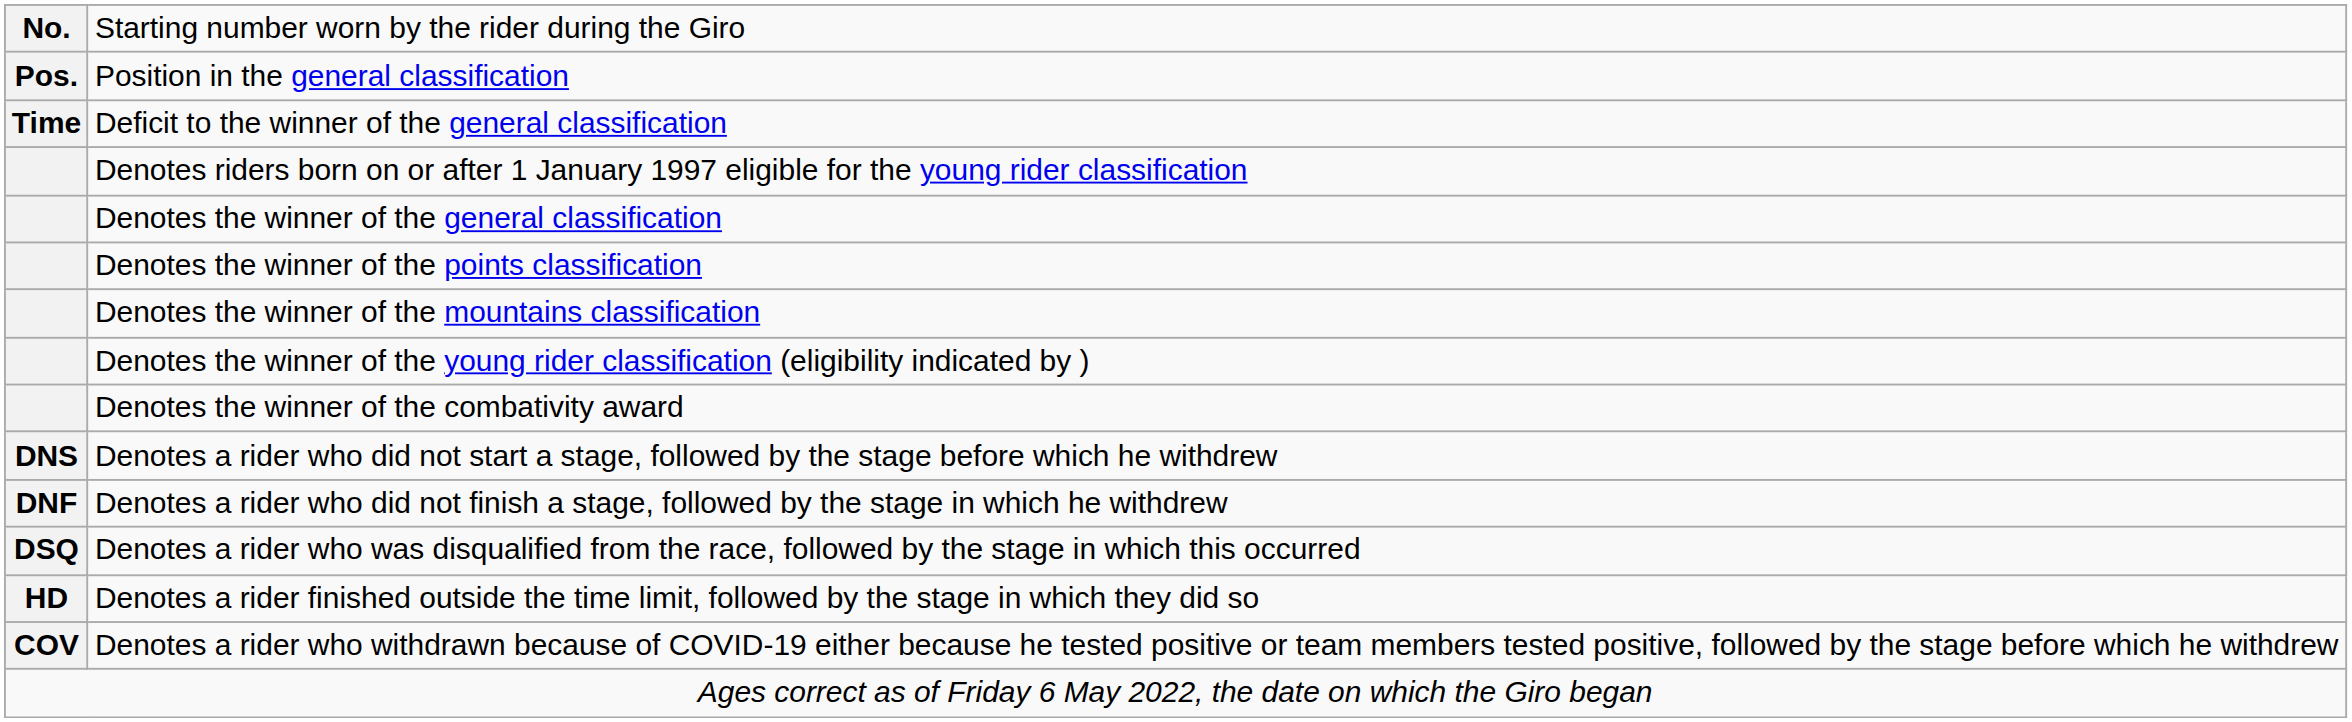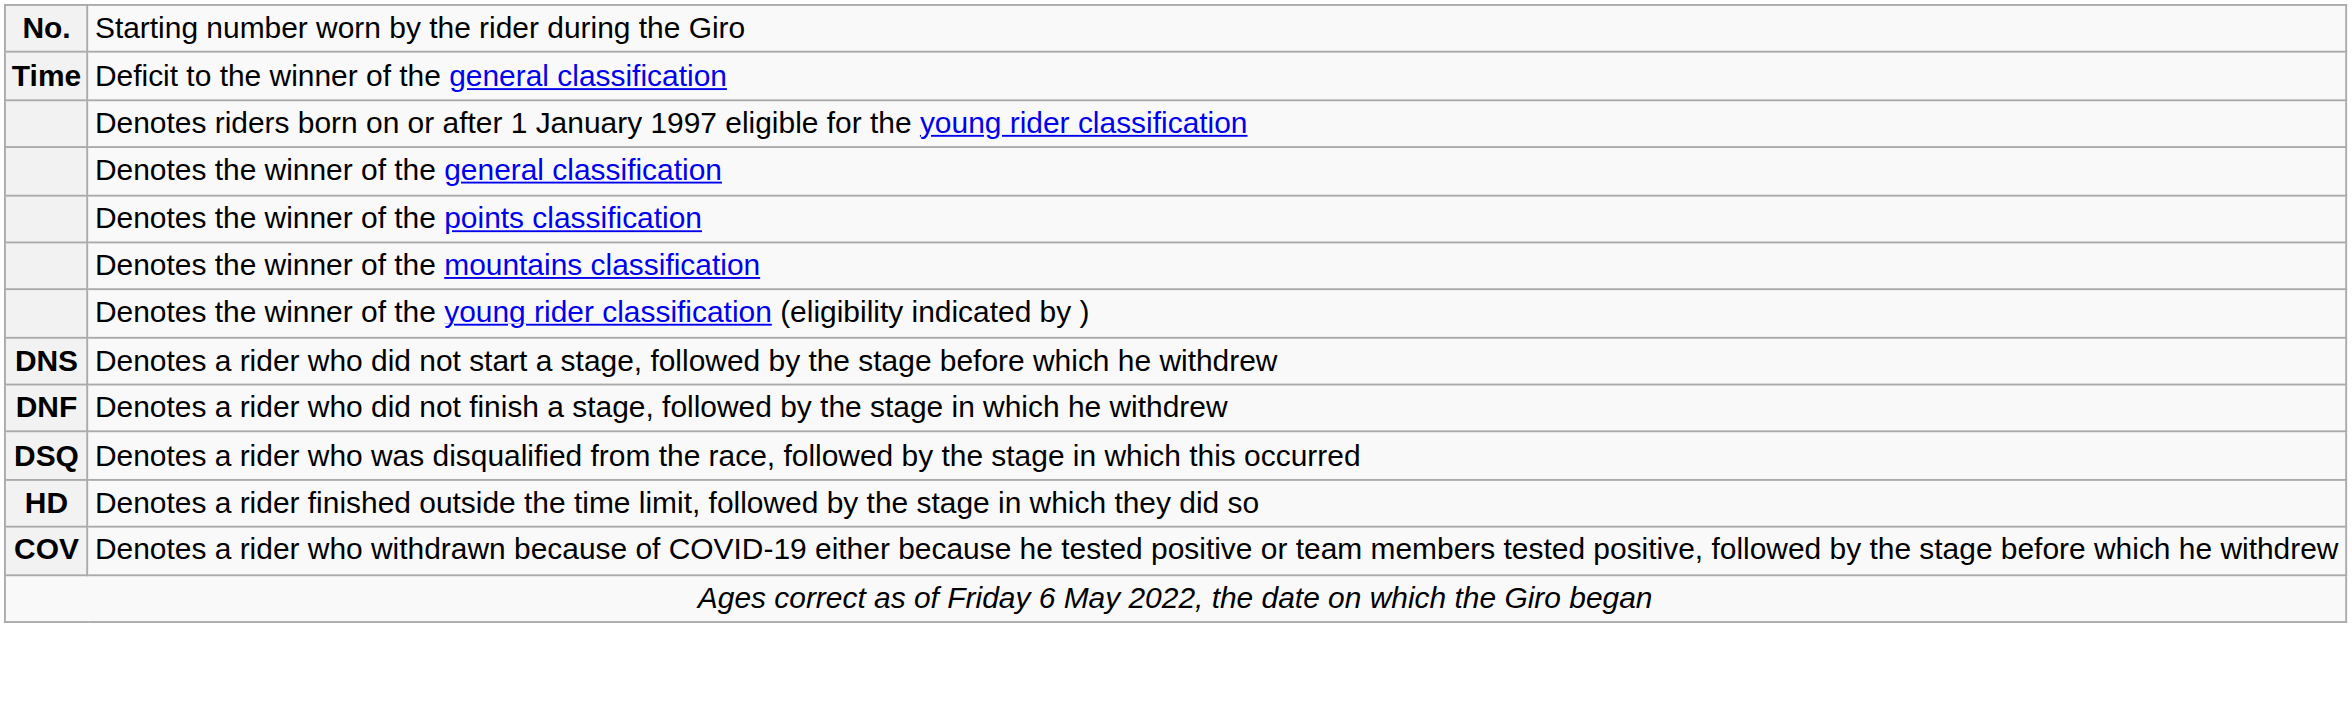- row: (332, 75)
- row: (389, 407)
